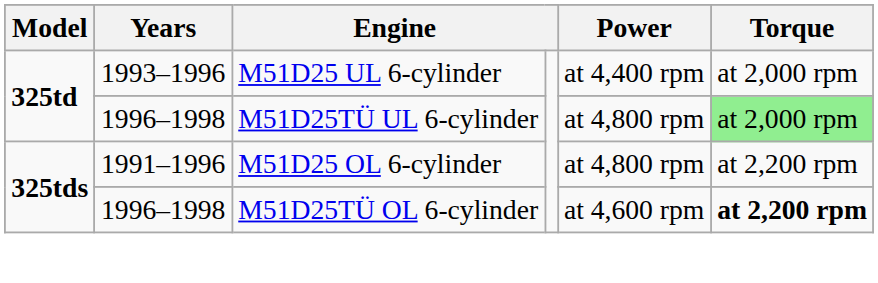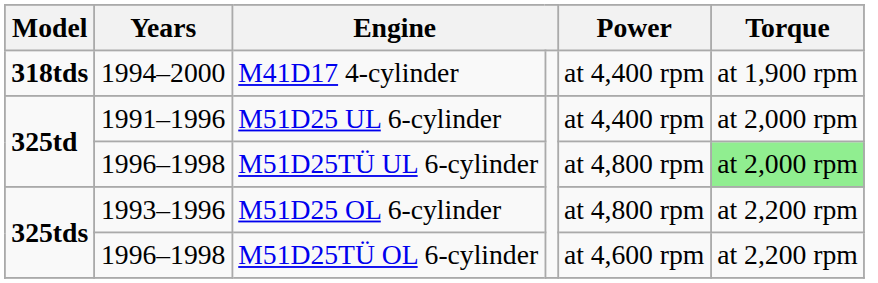+ row: (348, 73)
(163, 73) 1993–1996 -> (163, 118) 1991–1996
(163, 164) 1991–1996 -> (163, 209) 1993–1996
(792, 209) bold -> (787, 255) normal
